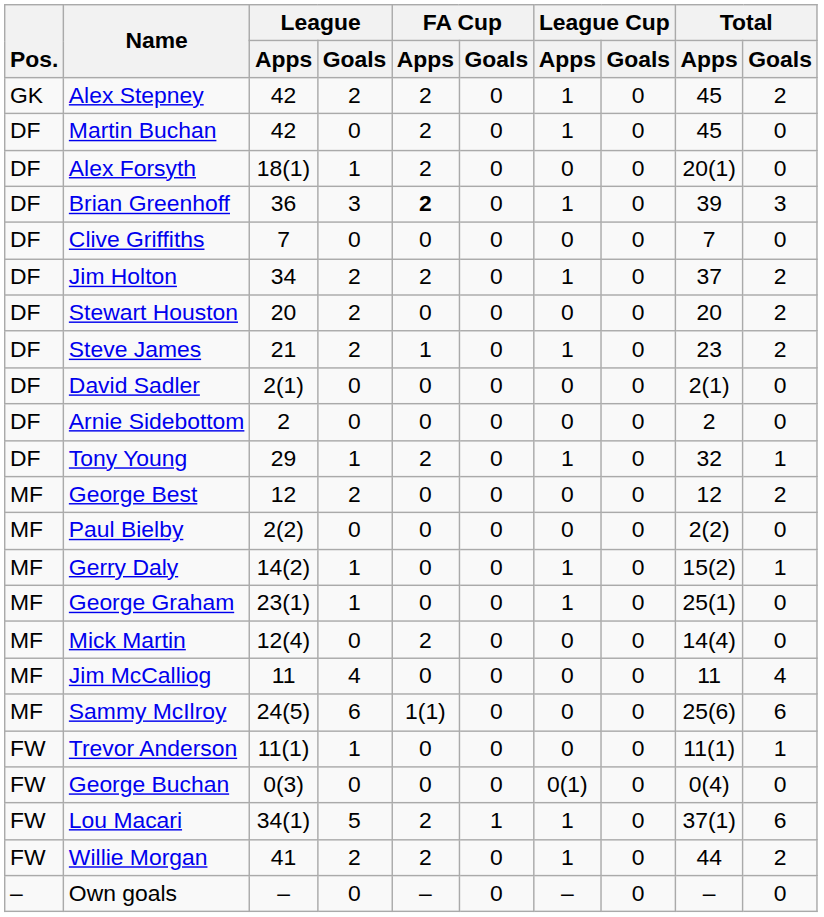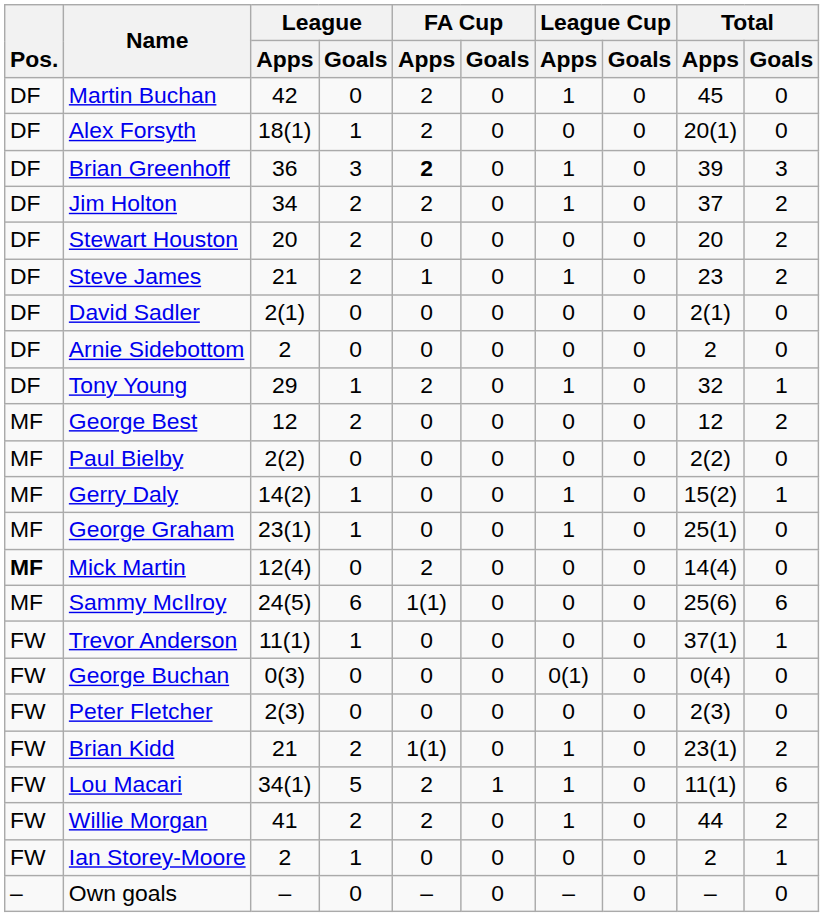- row: (136, 95)
- row: (137, 240)
(27, 639) normal -> (27, 566) bold
- row: (140, 675)
(709, 748) 11(1) -> (710, 639) 37(1)
+ row: (141, 712)
+ row: (122, 748)
(709, 820) 37(1) -> (710, 784) 11(1)
+ row: (157, 857)
